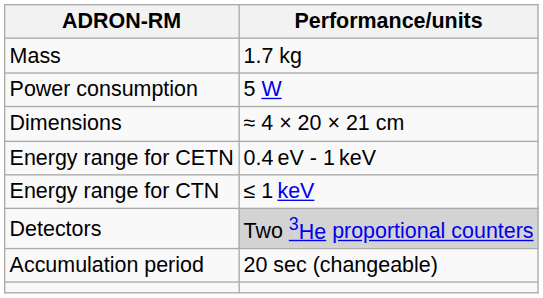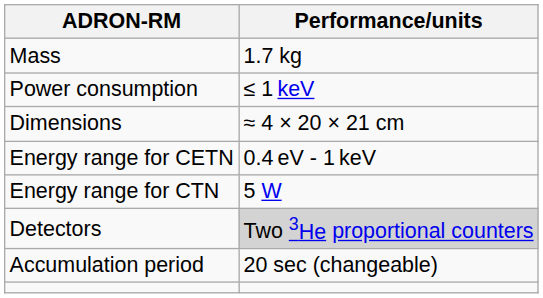(263, 89) 5 W -> (279, 89) ≤ 1 keV
(279, 191) ≤ 1 keV -> (263, 191) 5 W
